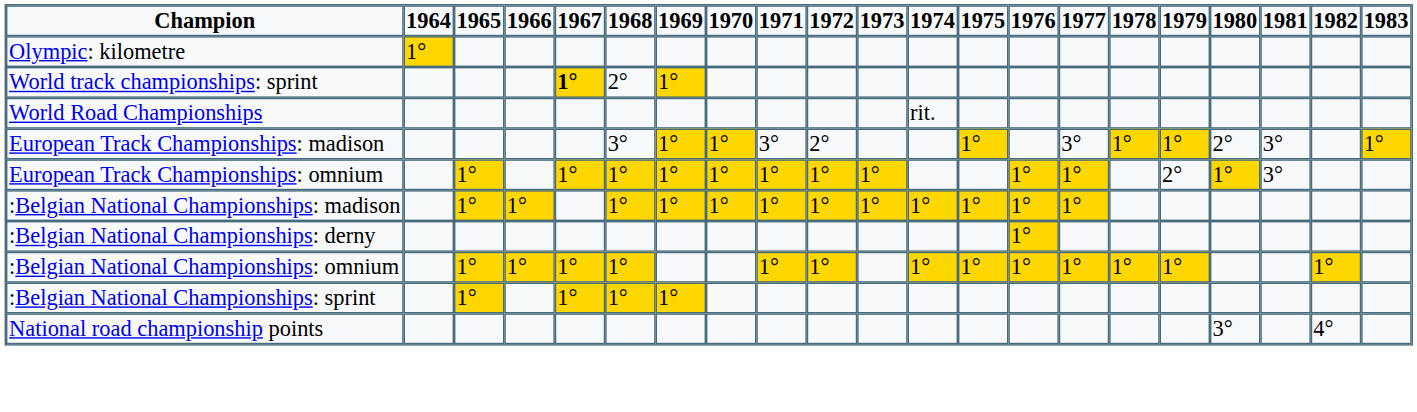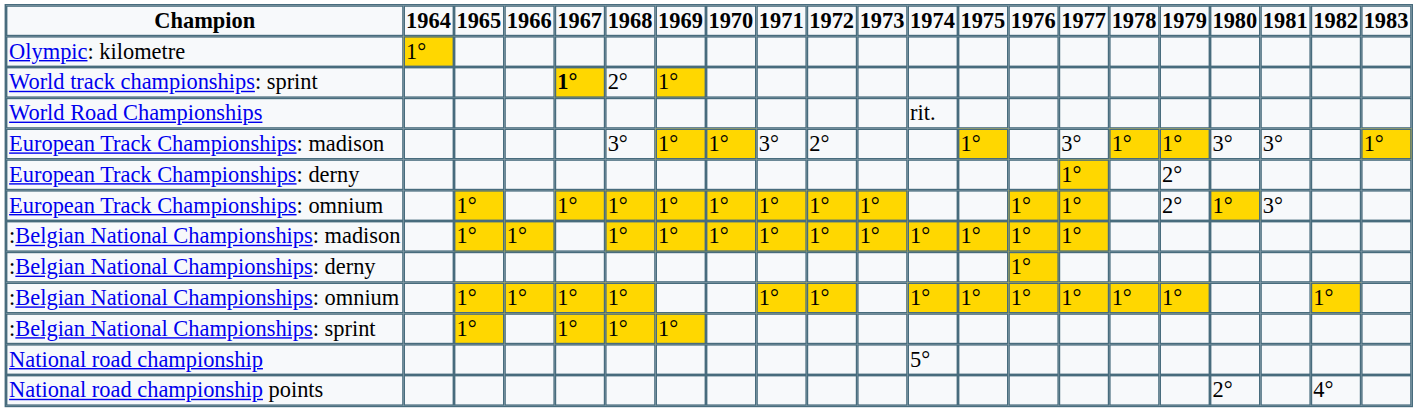(1223, 143) 2° -> (1223, 143) 3°
+ row: (184, 174)
+ row: (136, 359)
(1223, 328) 3° -> (1223, 390) 2°
